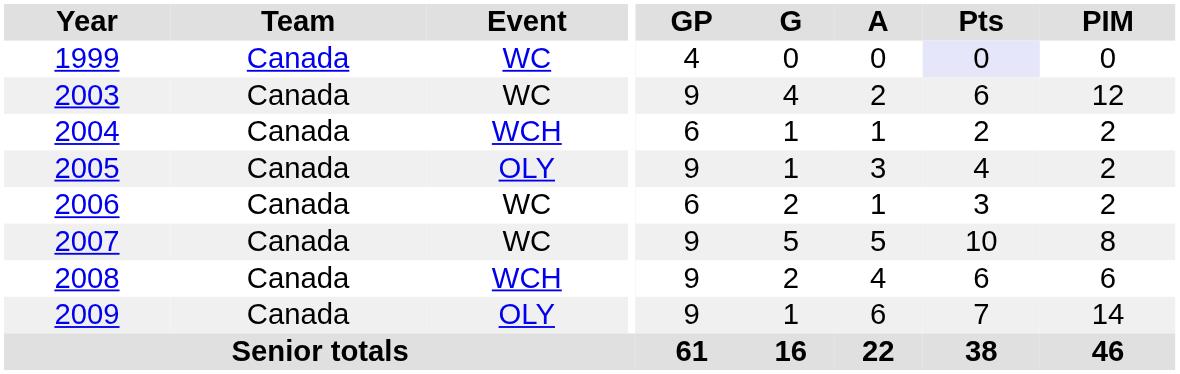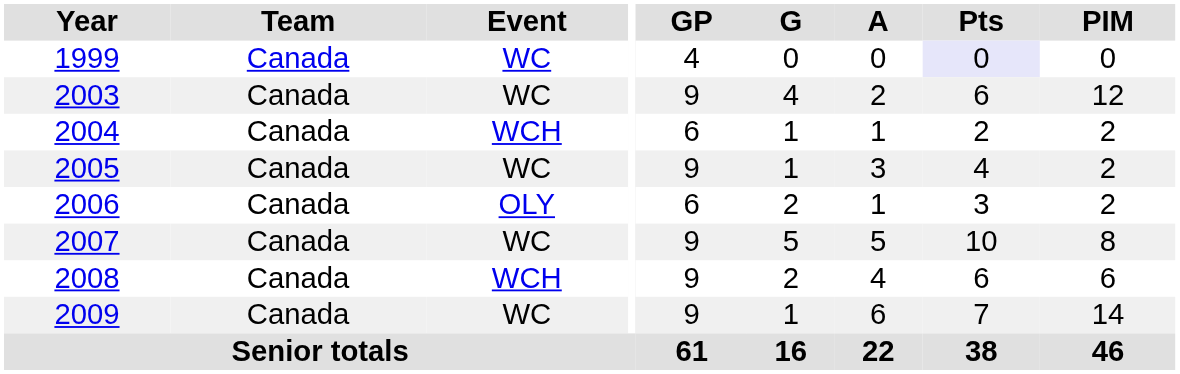(527, 168) OLY -> (527, 168) WC
(527, 204) WC -> (527, 204) OLY
(527, 314) OLY -> (527, 314) WC
